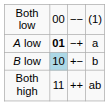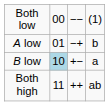(59, 43) bold -> (59, 43) normal
(95, 43) a -> (95, 43) b
(95, 61) b -> (95, 61) a
